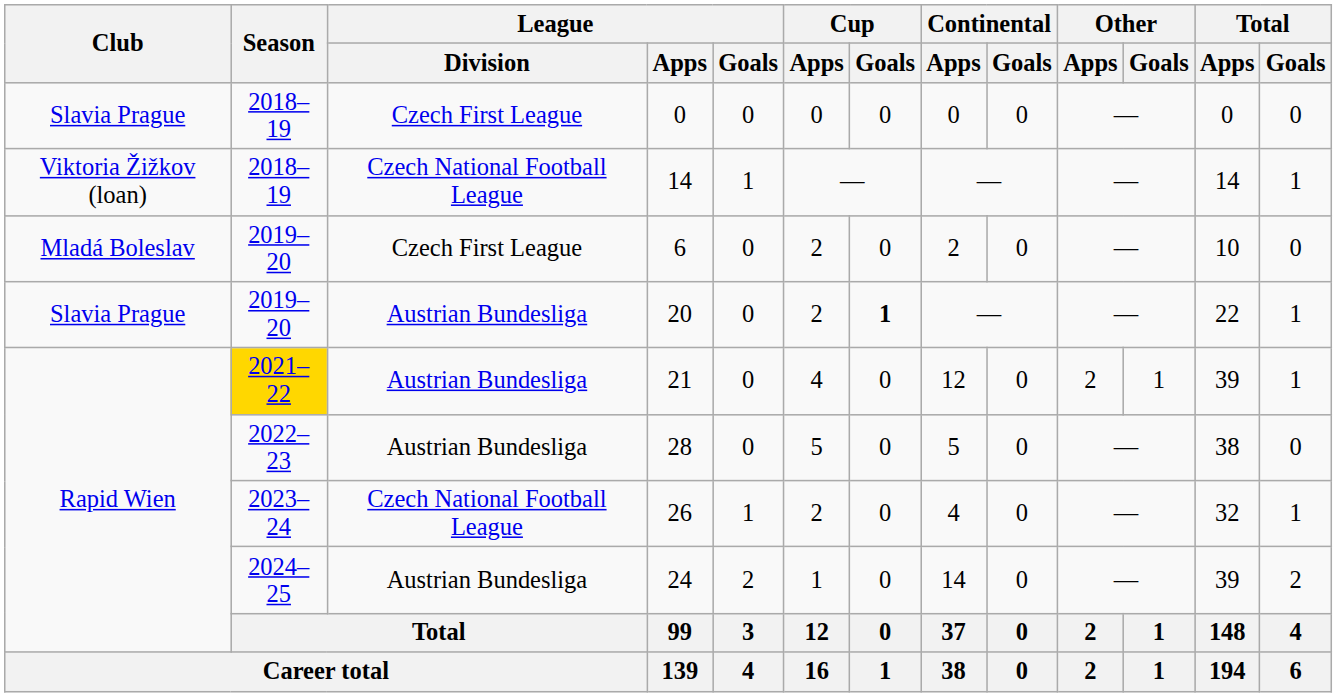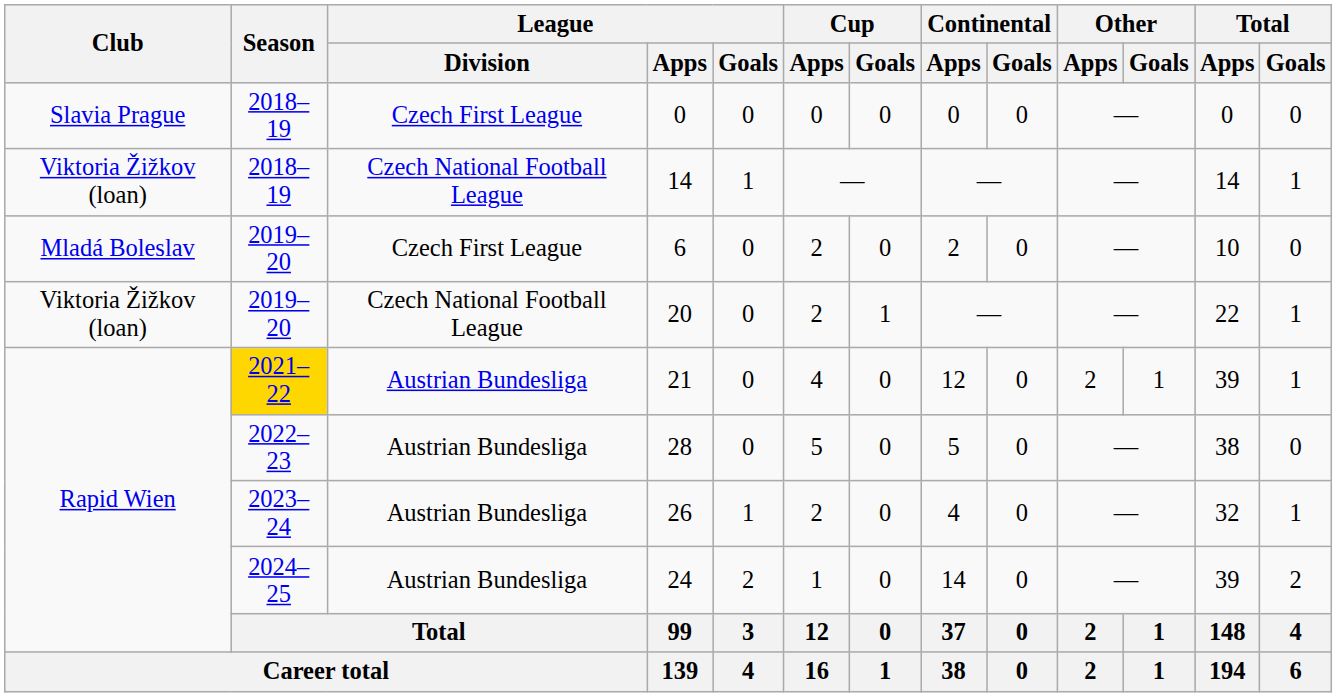(118, 314) Slavia Prague -> (118, 314) Viktoria Žižkov (loan)
(487, 314) Austrian Bundesliga -> (487, 314) Czech National Football League
(885, 314) bold -> (885, 314) normal
(487, 513) Czech National Football League -> (487, 513) Austrian Bundesliga
